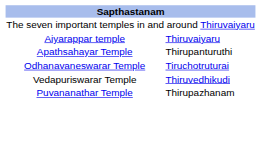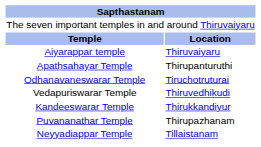+ row: (85, 38)
+ row: (85, 107)
+ row: (85, 134)
